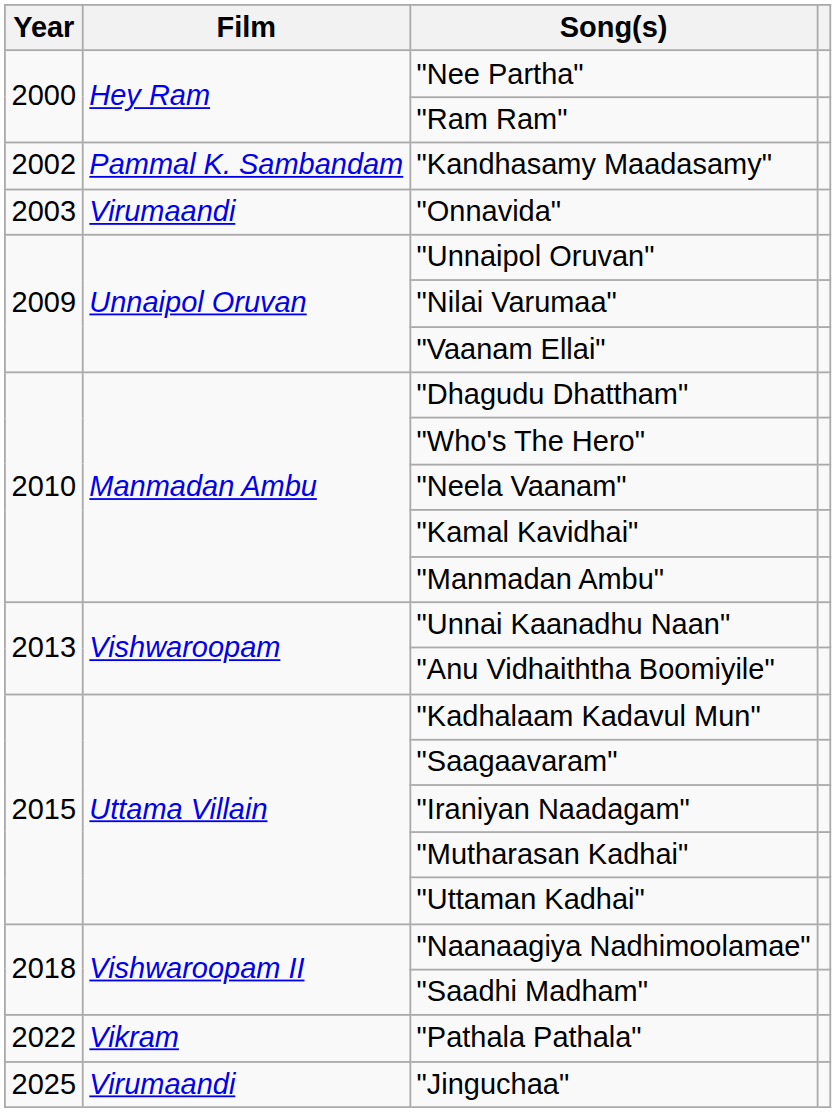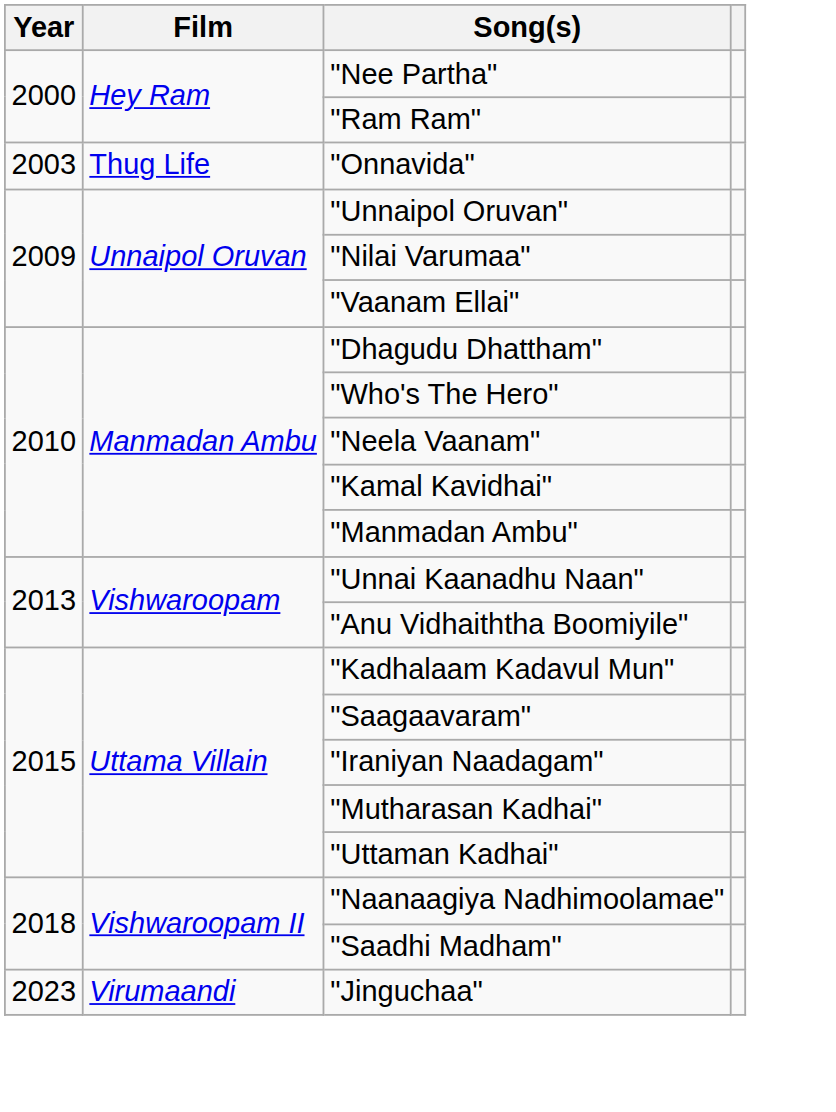- row: (594, 165)
(162, 211) Virumaandi -> (150, 165) Thug Life
- row: (529, 1037)
(44, 1083) 2025 -> (44, 991) 2023
